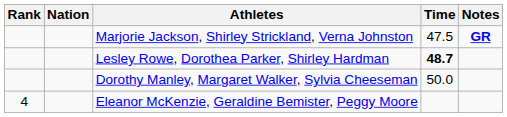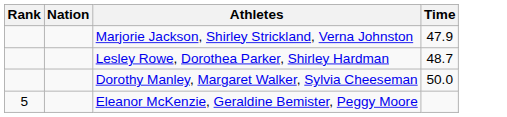- column: (481, 15)
(440, 36) 47.5 -> (440, 36) 47.9
(440, 58) bold -> (440, 58) normal
(24, 101) 4 -> (24, 101) 5
